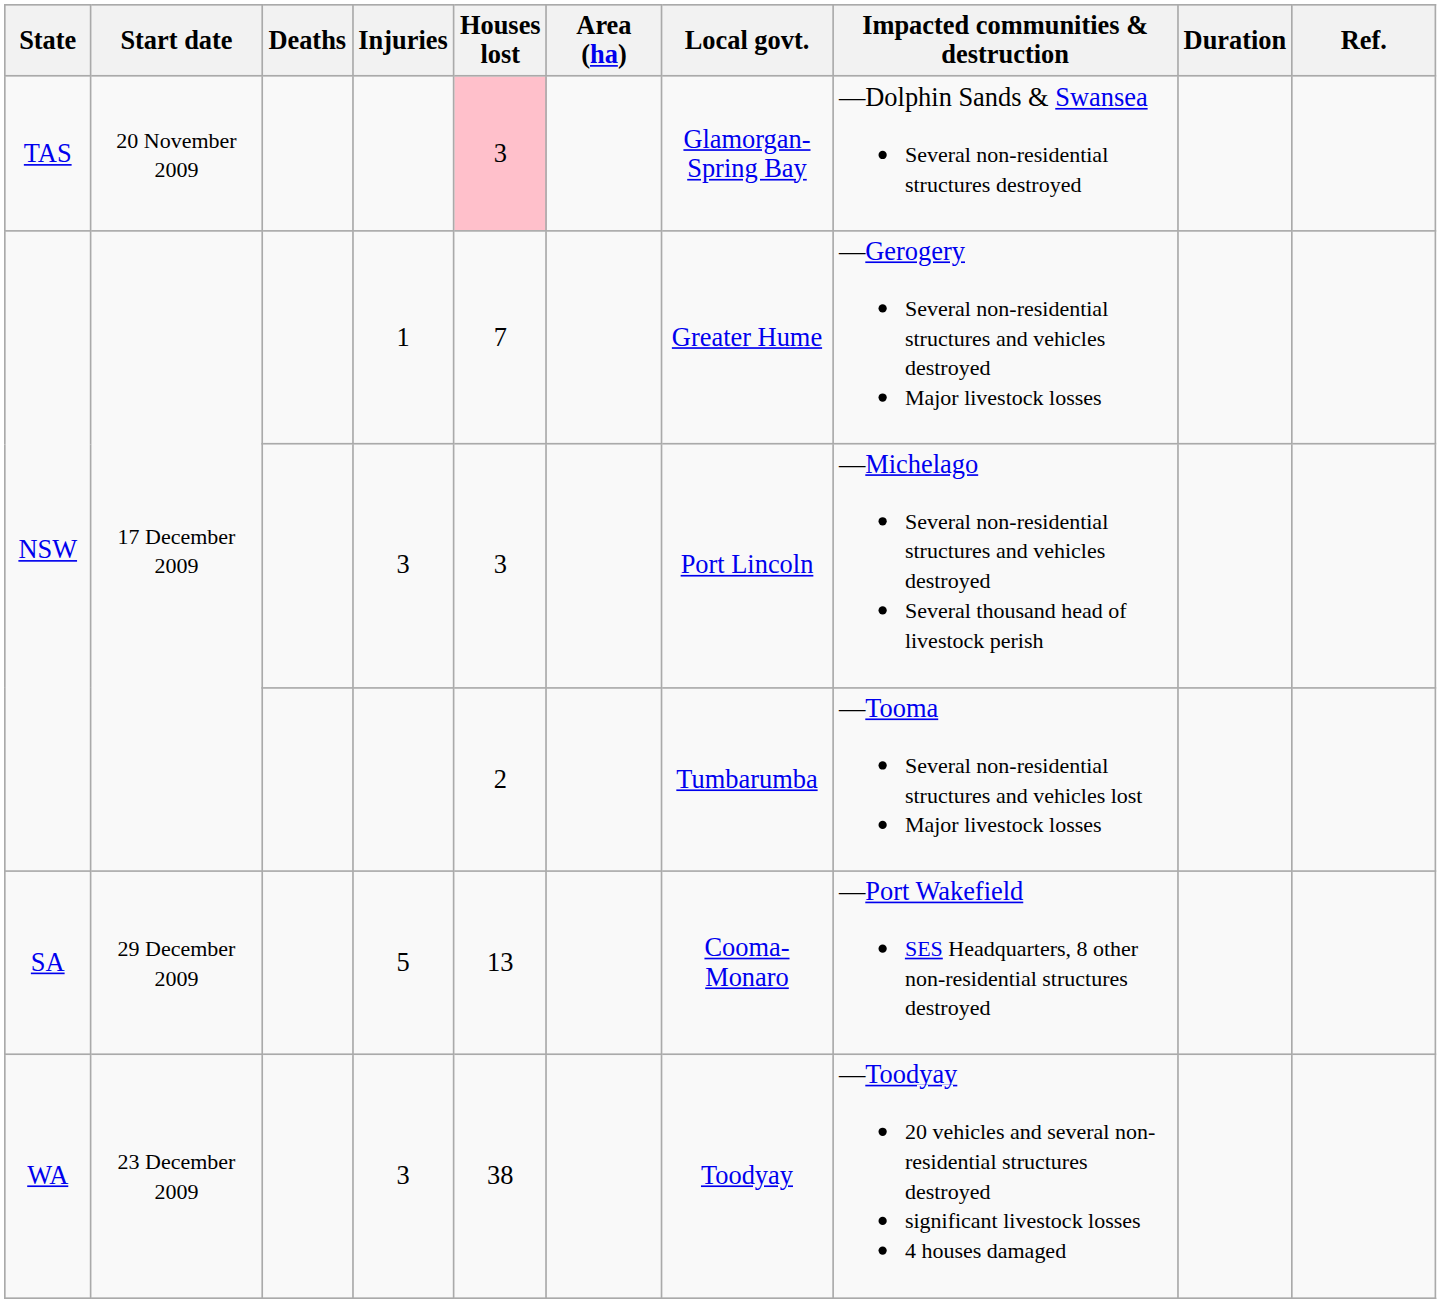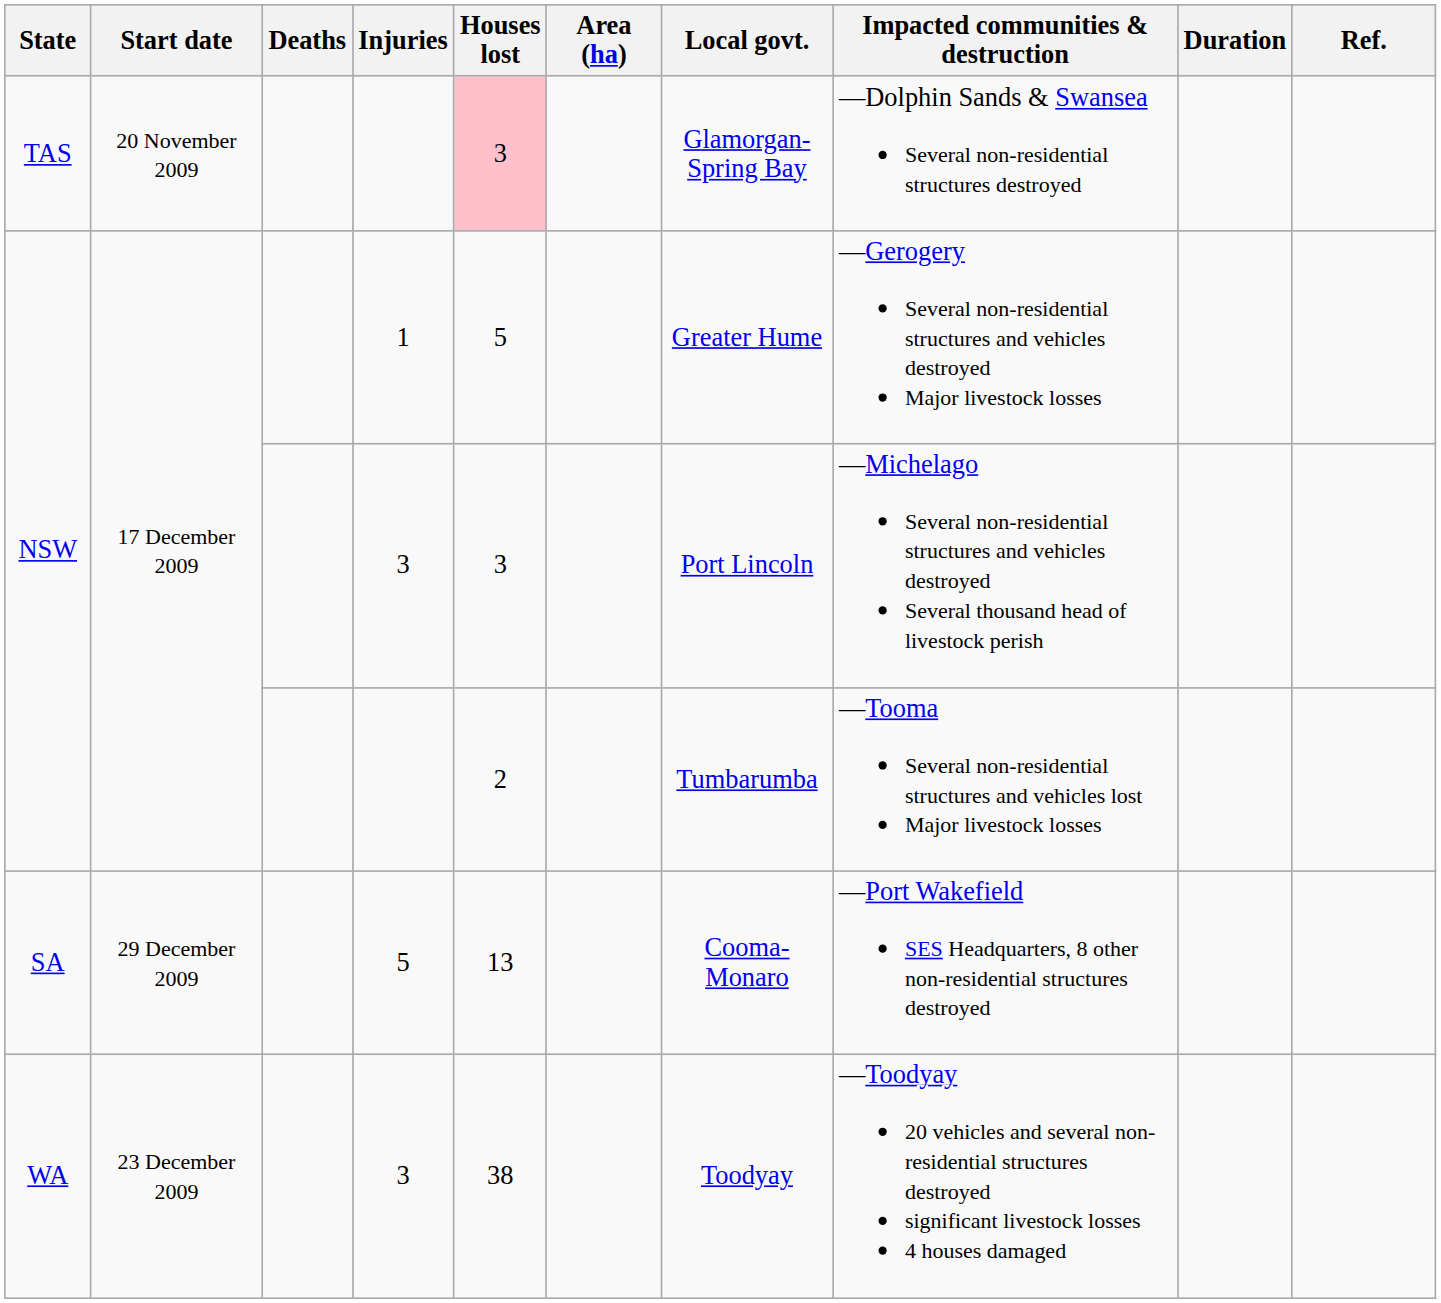(500, 336) 7 -> (500, 336) 5
